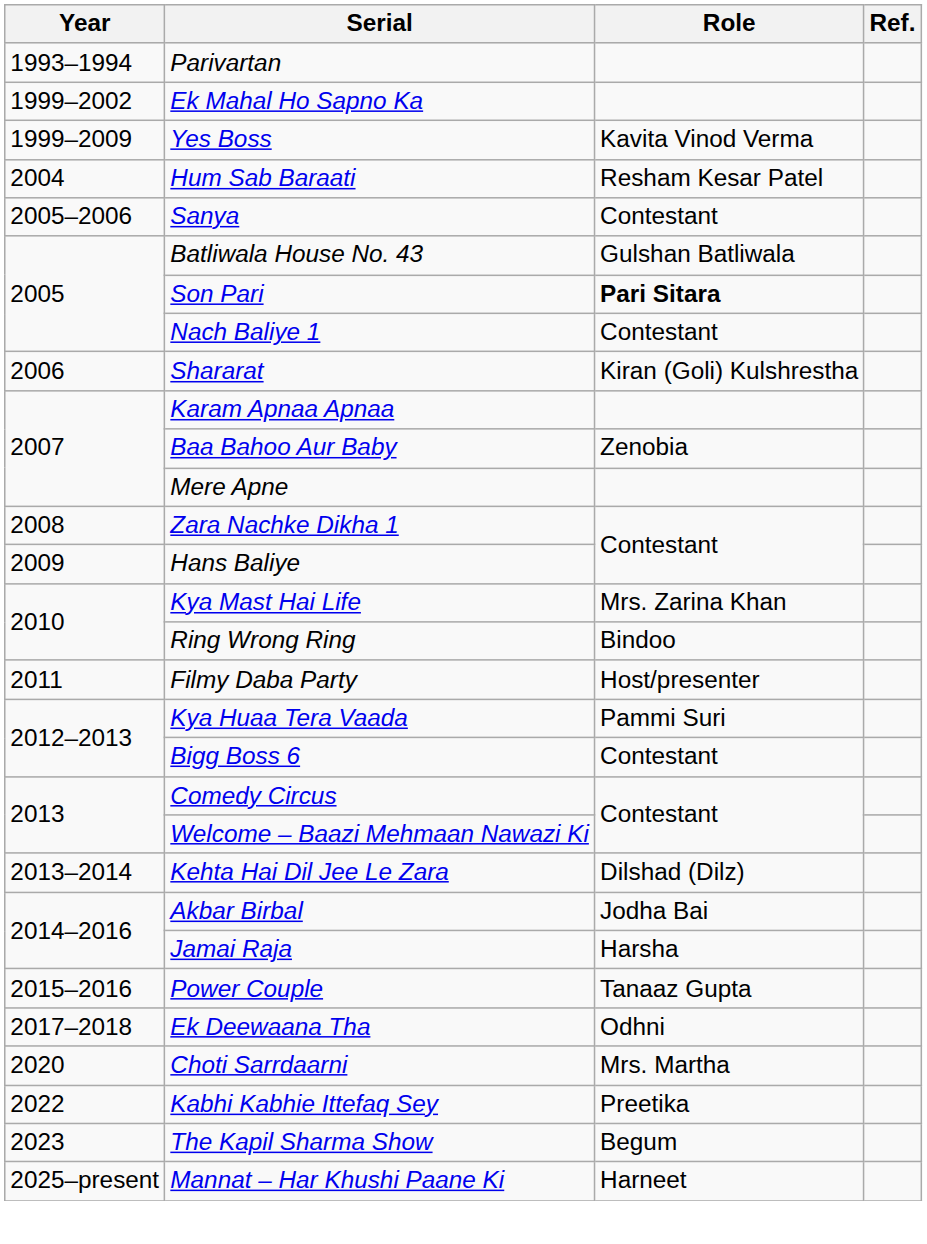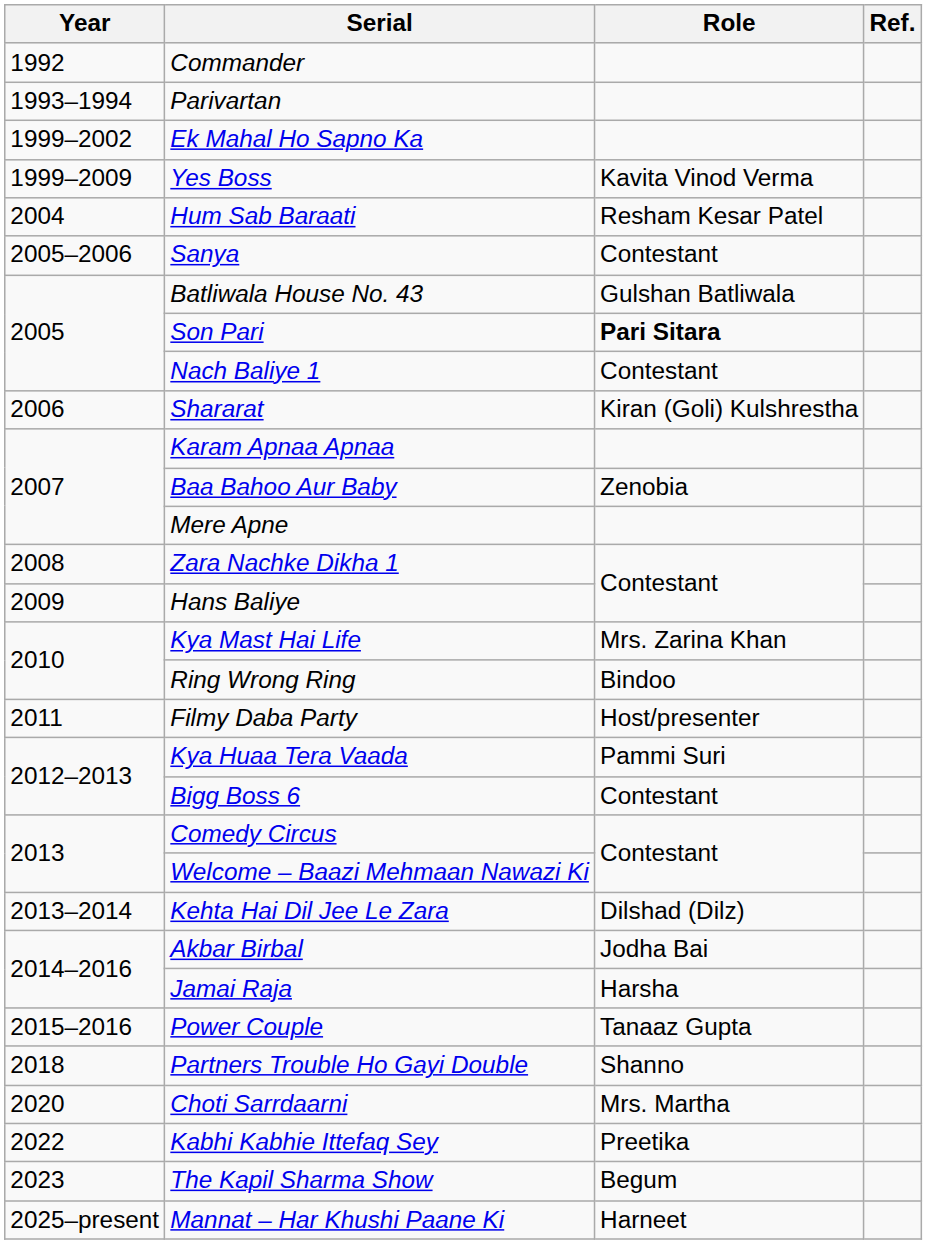+ row: (237, 62)
- row: (270, 1026)
+ row: (349, 1065)
